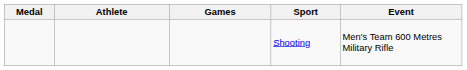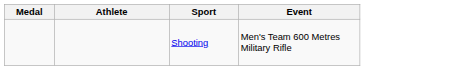- column: (220, 12)
